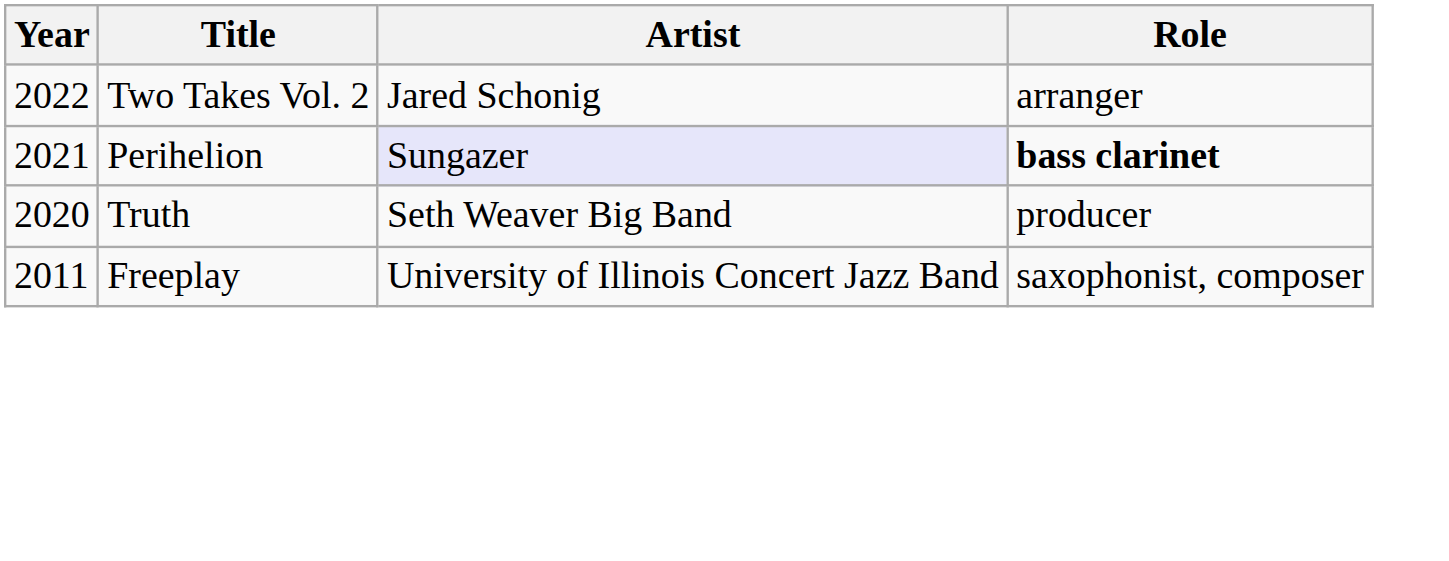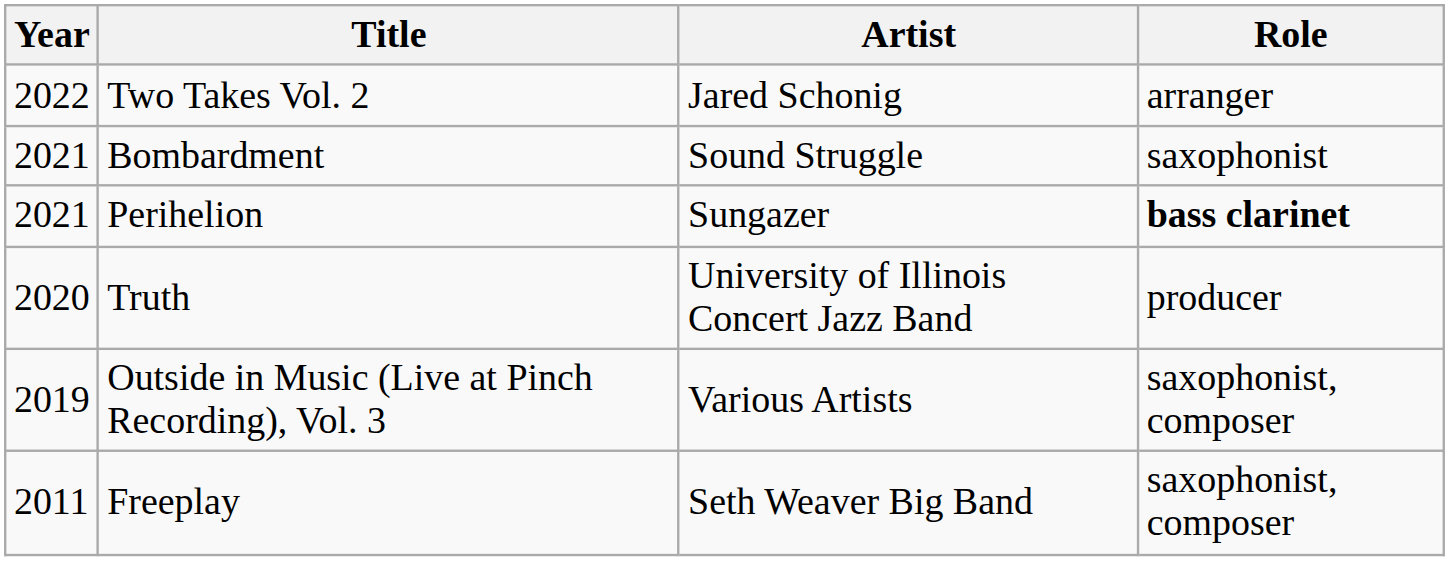+ row: (216, 154)
(458, 154) lavender background -> (759, 214) no background
(559, 214) Seth Weaver Big Band -> (847, 296) University of Illinois Concert Jazz Band
+ row: (350, 399)
(693, 275) University of Illinois Concert Jazz Band -> (860, 502) Seth Weaver Big Band
